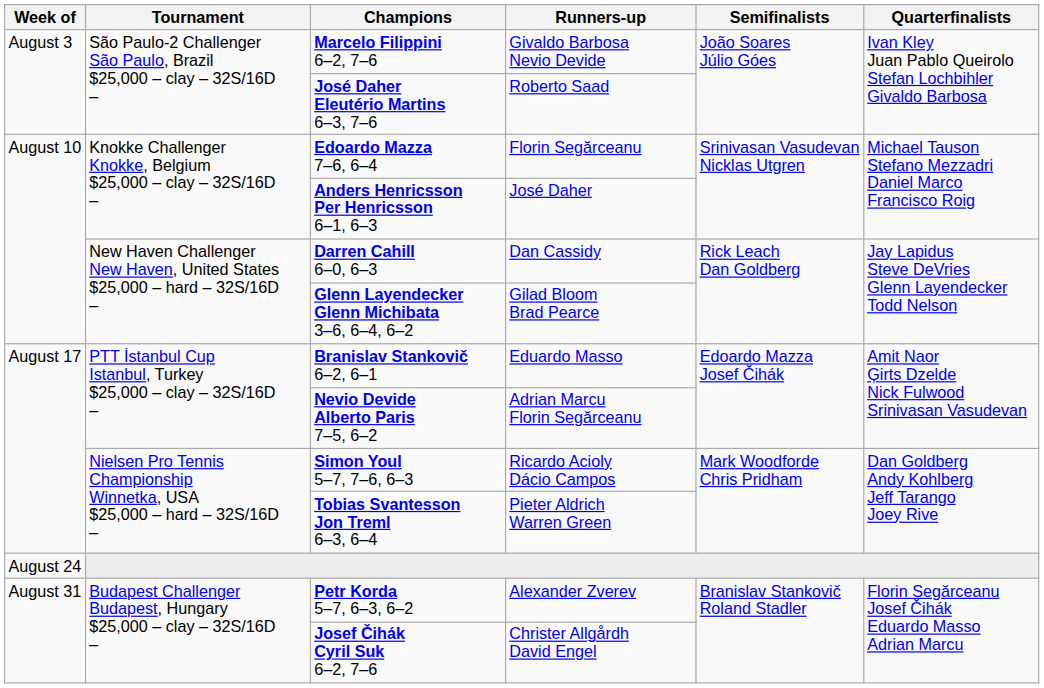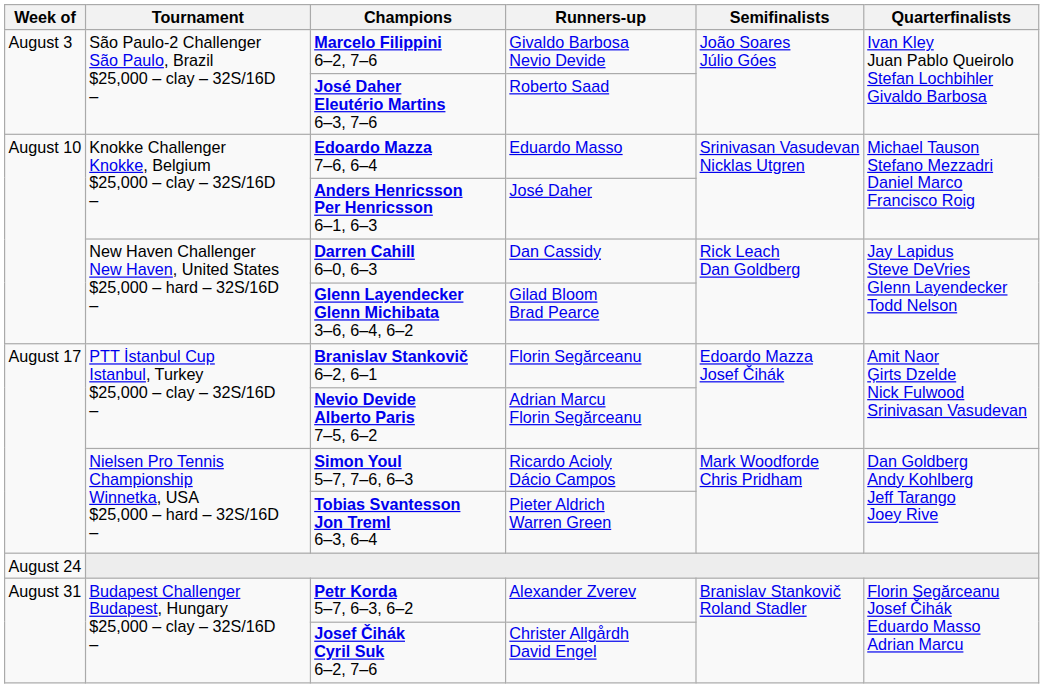(575, 147) Florin Segărceanu -> (566, 147) Eduardo Masso
(566, 356) Eduardo Masso -> (575, 356) Florin Segărceanu
